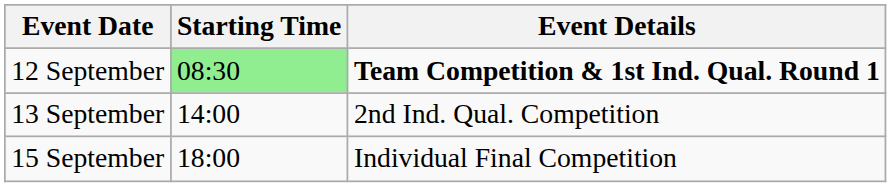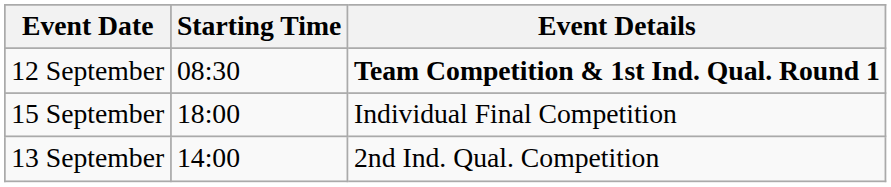(209, 70) lightgreen background -> (209, 70) no background
rows swapped: (88, 114) <-> (88, 158)
